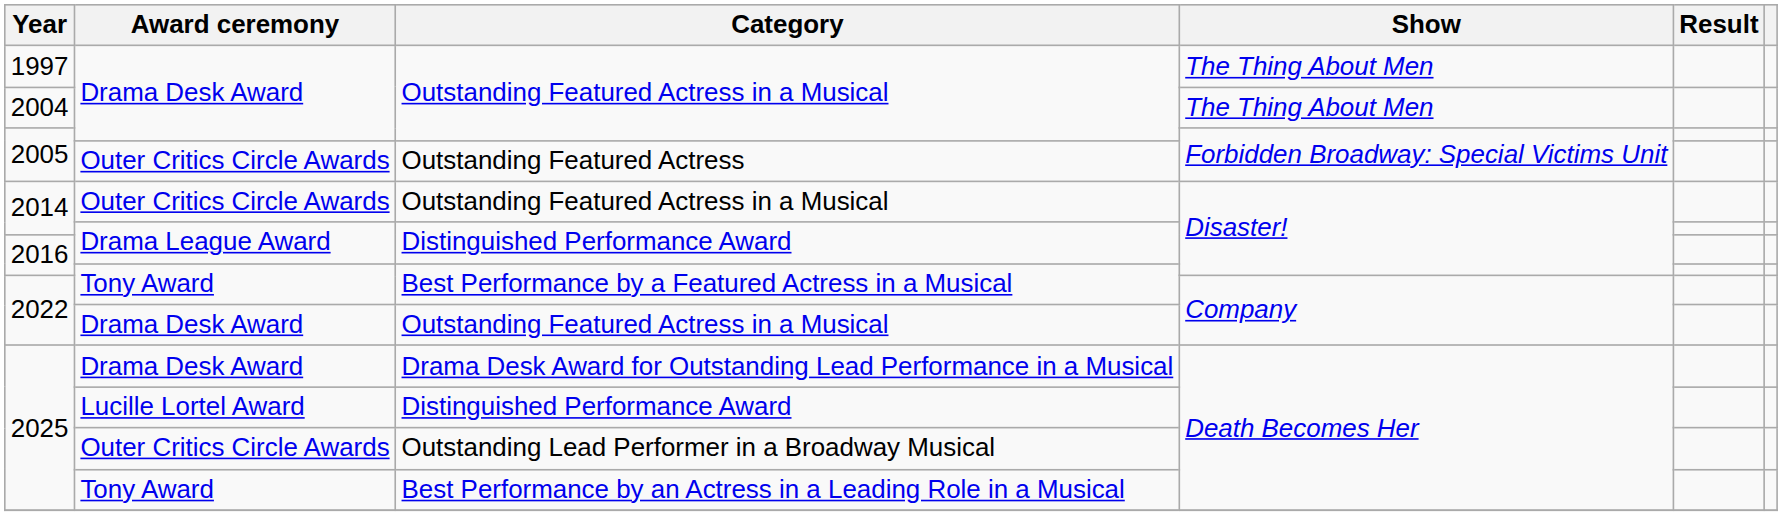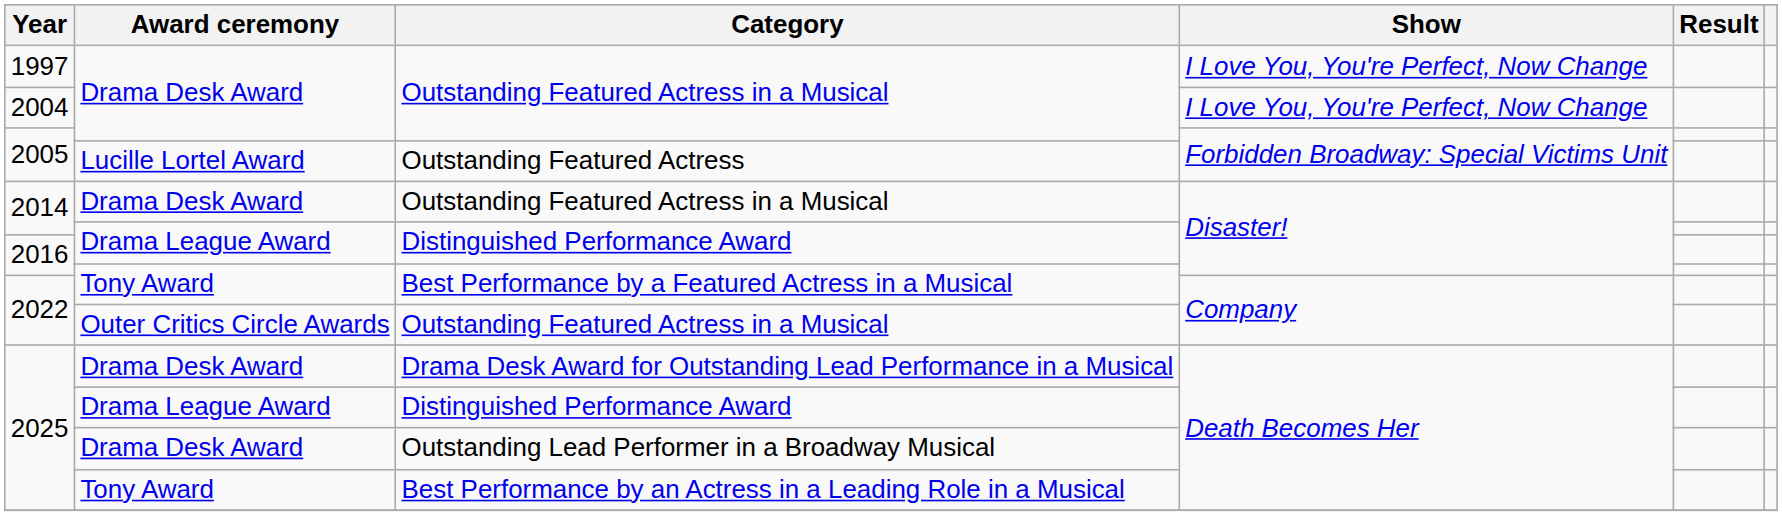(1309, 66) The Thing About Men -> (1416, 66) I Love You, You're Perfect, Now Change
(1309, 107) The Thing About Men -> (1416, 107) I Love You, You're Perfect, Now Change
(235, 160) Outer Critics Circle Awards -> (193, 160) Lucille Lortel Award
(235, 201) Outer Critics Circle Awards -> (192, 201) Drama Desk Award
(192, 324) Drama Desk Award -> (235, 324) Outer Critics Circle Awards
(193, 406) Lucille Lortel Award -> (206, 406) Drama League Award
(235, 448) Outer Critics Circle Awards -> (192, 448) Drama Desk Award
